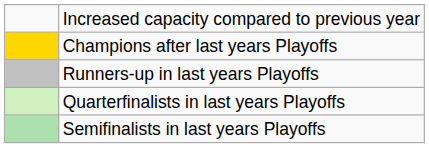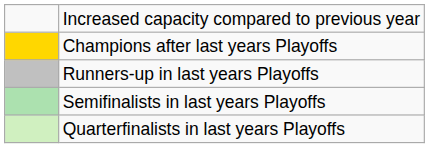rows swapped: (194, 129) <-> (204, 102)
